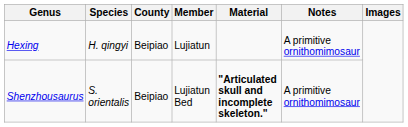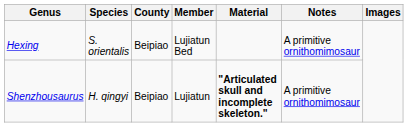(108, 46) H. qingyi -> (109, 46) S. orientalis
(192, 46) Lujiatun -> (192, 46) Lujiatun Bed
(109, 96) S. orientalis -> (108, 96) H. qingyi
(192, 96) Lujiatun Bed -> (192, 96) Lujiatun
